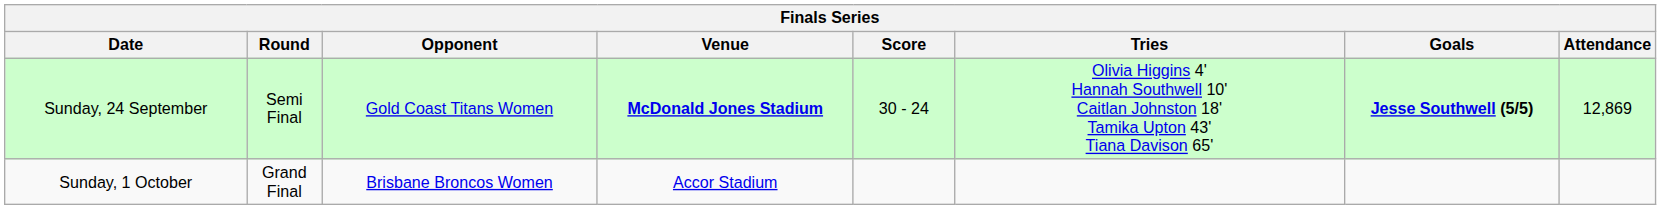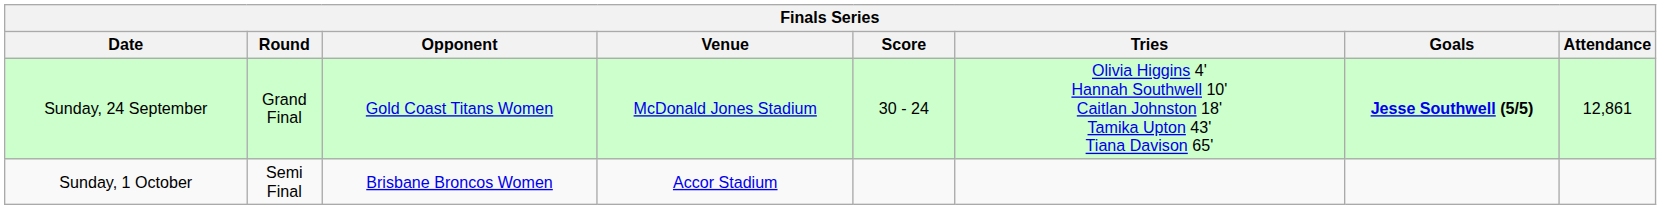(284, 108) Semi Final -> (284, 108) Grand Final
(725, 108) bold -> (725, 108) normal
(1607, 108) 12,869 -> (1607, 108) 12,861
(284, 182) Grand Final -> (284, 182) Semi Final
